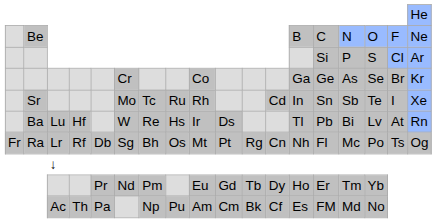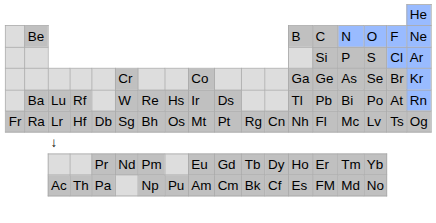- row: (34, 100)
(79, 121) Hf -> (80, 100) Rf
(375, 121) Lv -> (375, 100) Po
(79, 143) Rf -> (80, 121) Hf
(376, 143) Po -> (374, 121) Lv
